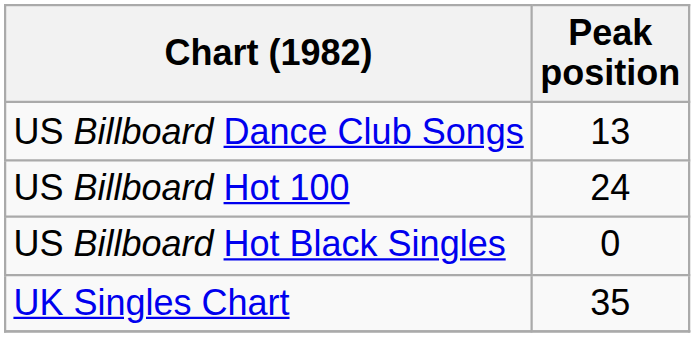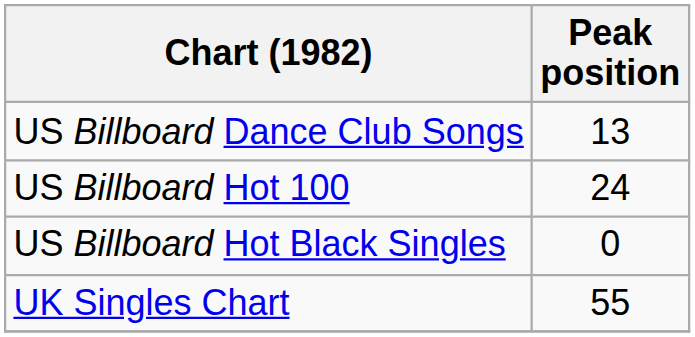(610, 301) 35 -> (610, 301) 55
